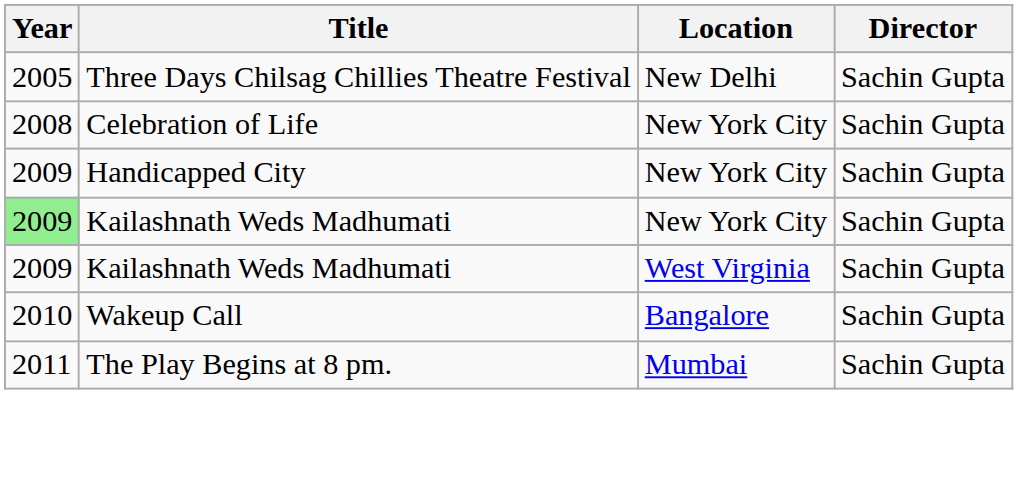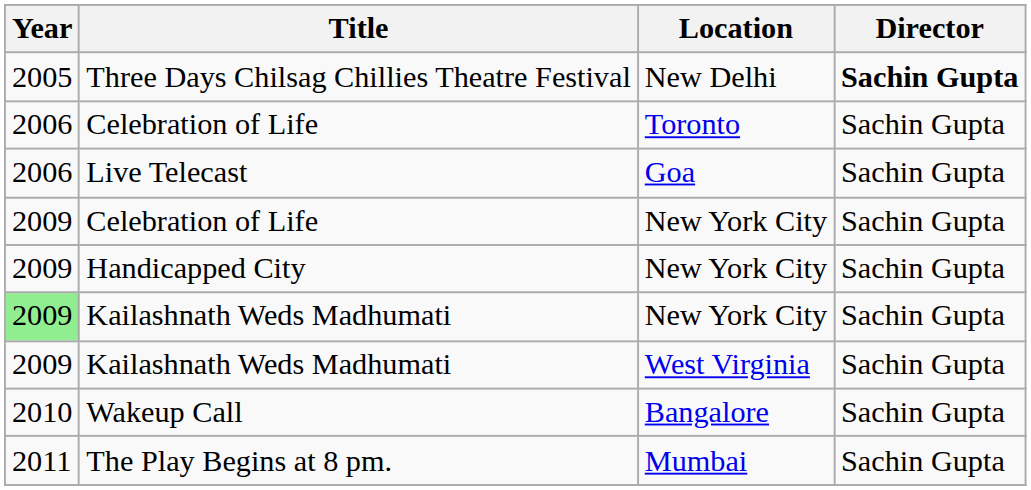(923, 76) normal -> (930, 76) bold
+ row: (202, 124)
+ row: (167, 172)
(42, 124) 2008 -> (42, 220) 2009
